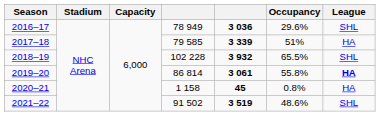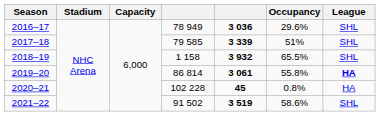(349, 42) HA -> (349, 42) SHL
(188, 57) 102 228 -> (188, 57) 1 158
(188, 88) 1 158 -> (188, 88) 102 228
(295, 103) 48.6% -> (295, 103) 58.6%
